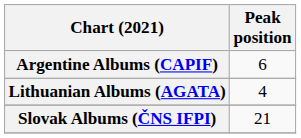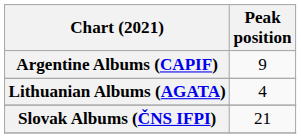(263, 64) 6 -> (263, 64) 9
